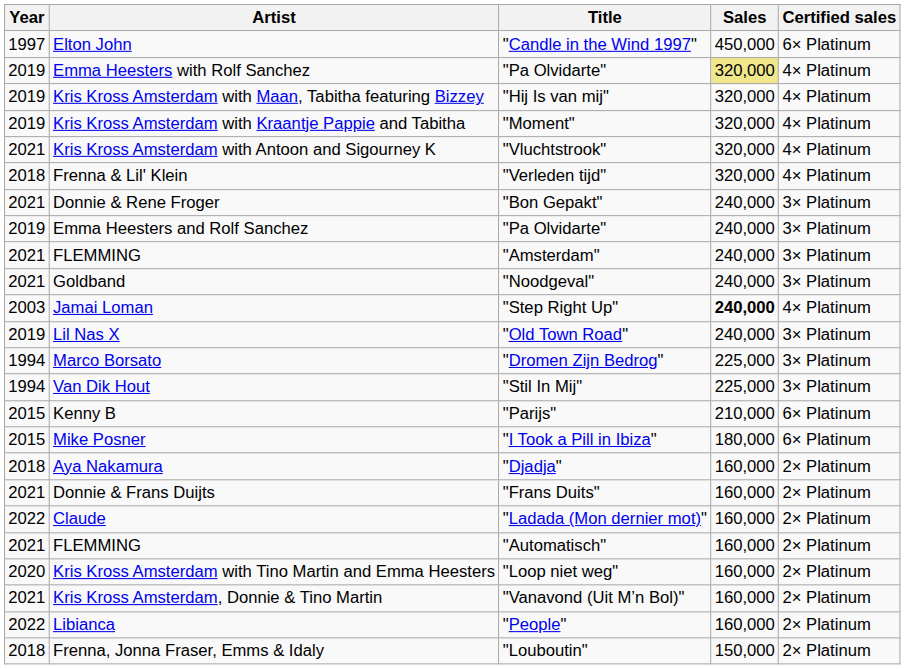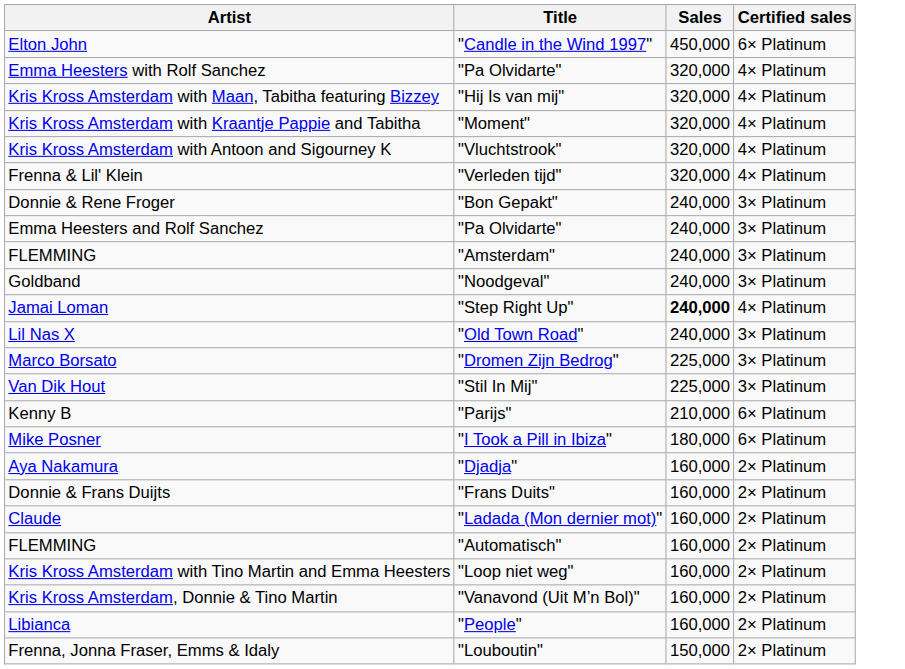- column: (27, 17)
(745, 70) khaki background -> (700, 70) no background
